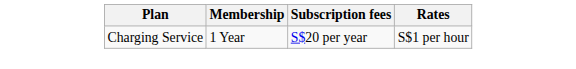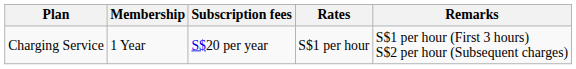+ column: (472, 15)
